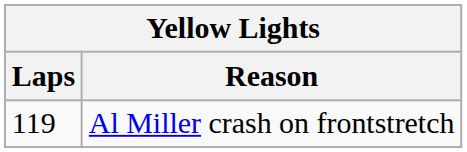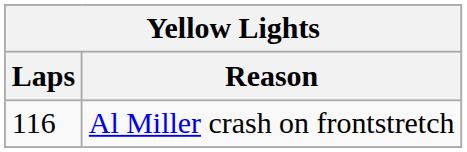(34, 123) 119 -> (34, 123) 116
